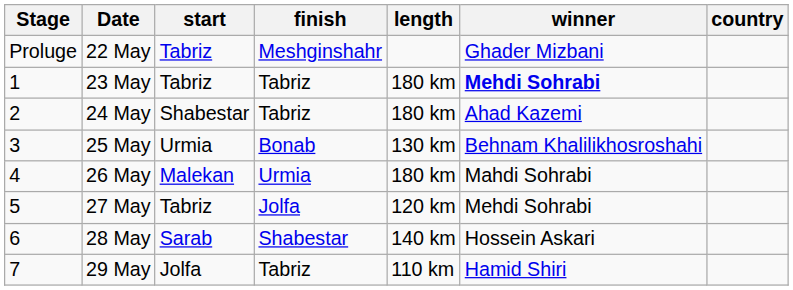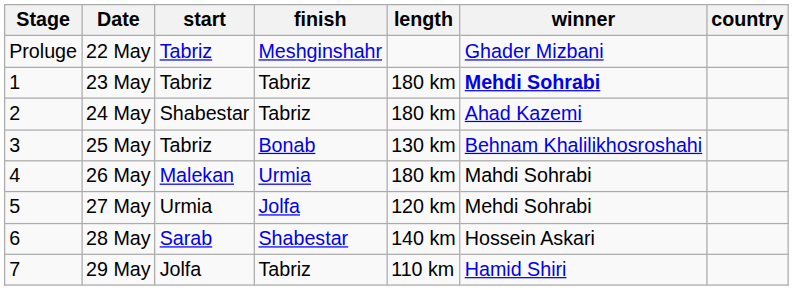(186, 144) Urmia -> (186, 144) Tabriz
(186, 207) Tabriz -> (186, 207) Urmia
